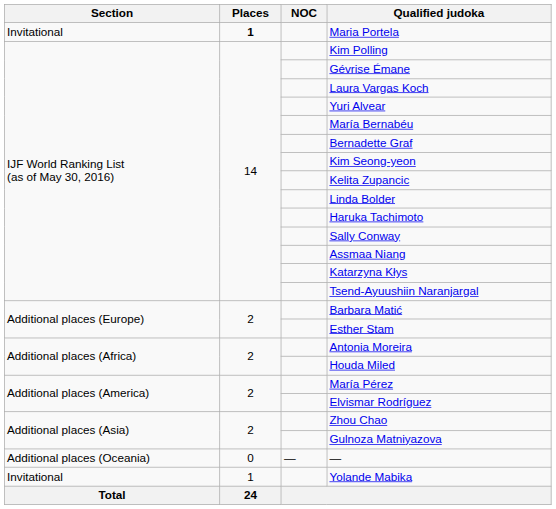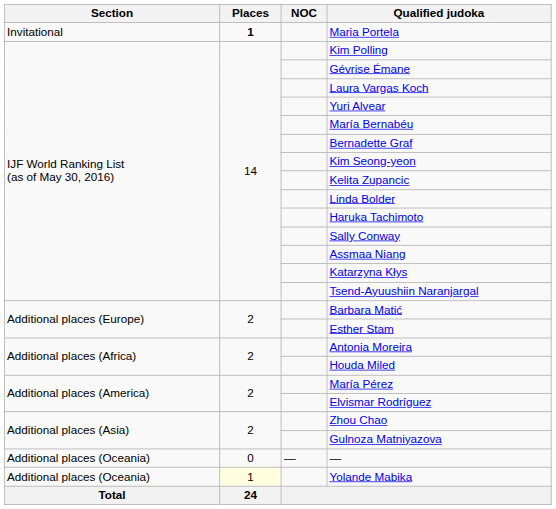(35, 476) Invitational -> (78, 476) Additional places (Oceania)
(250, 476) no background -> (250, 476) lightyellow background
